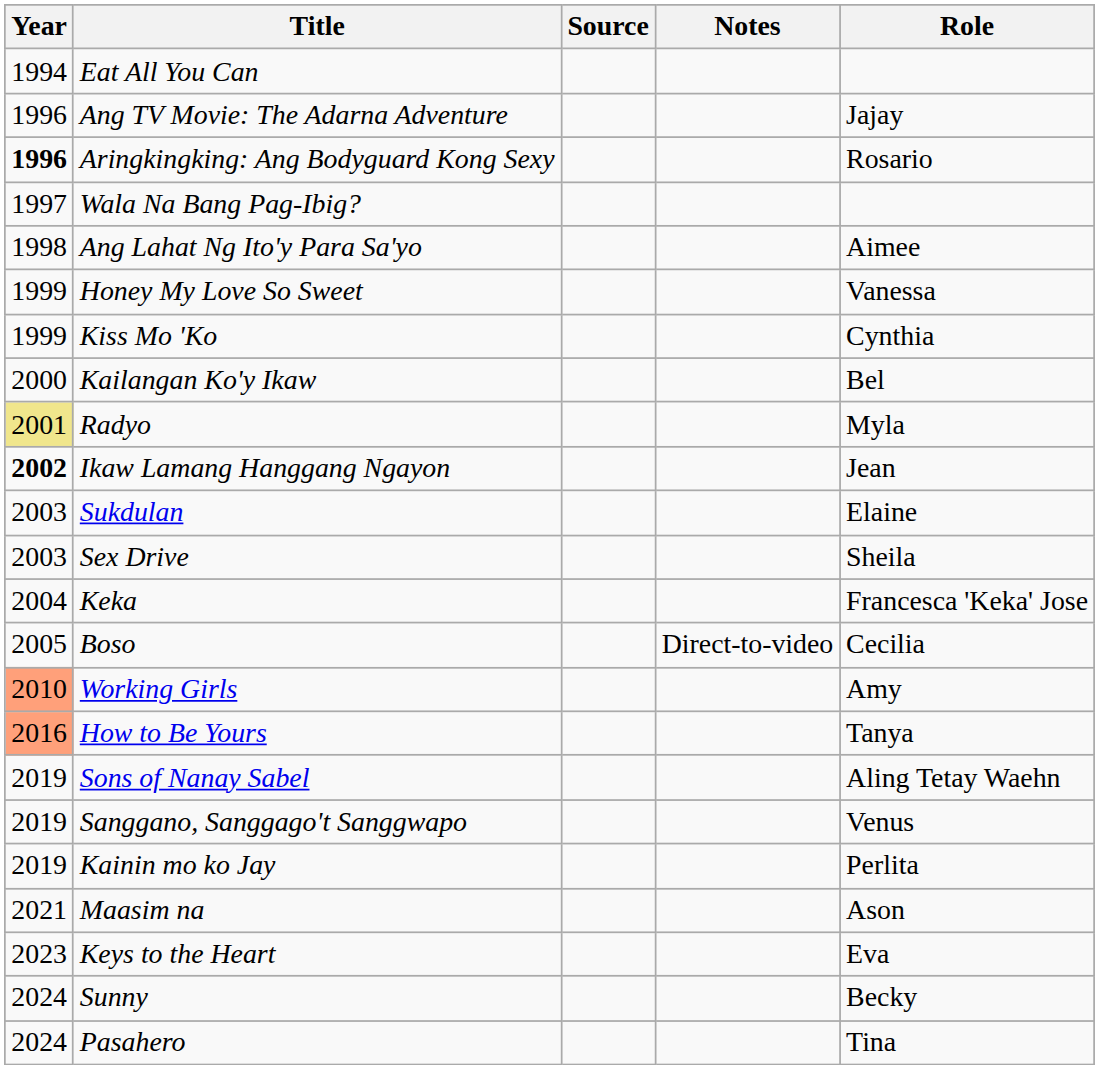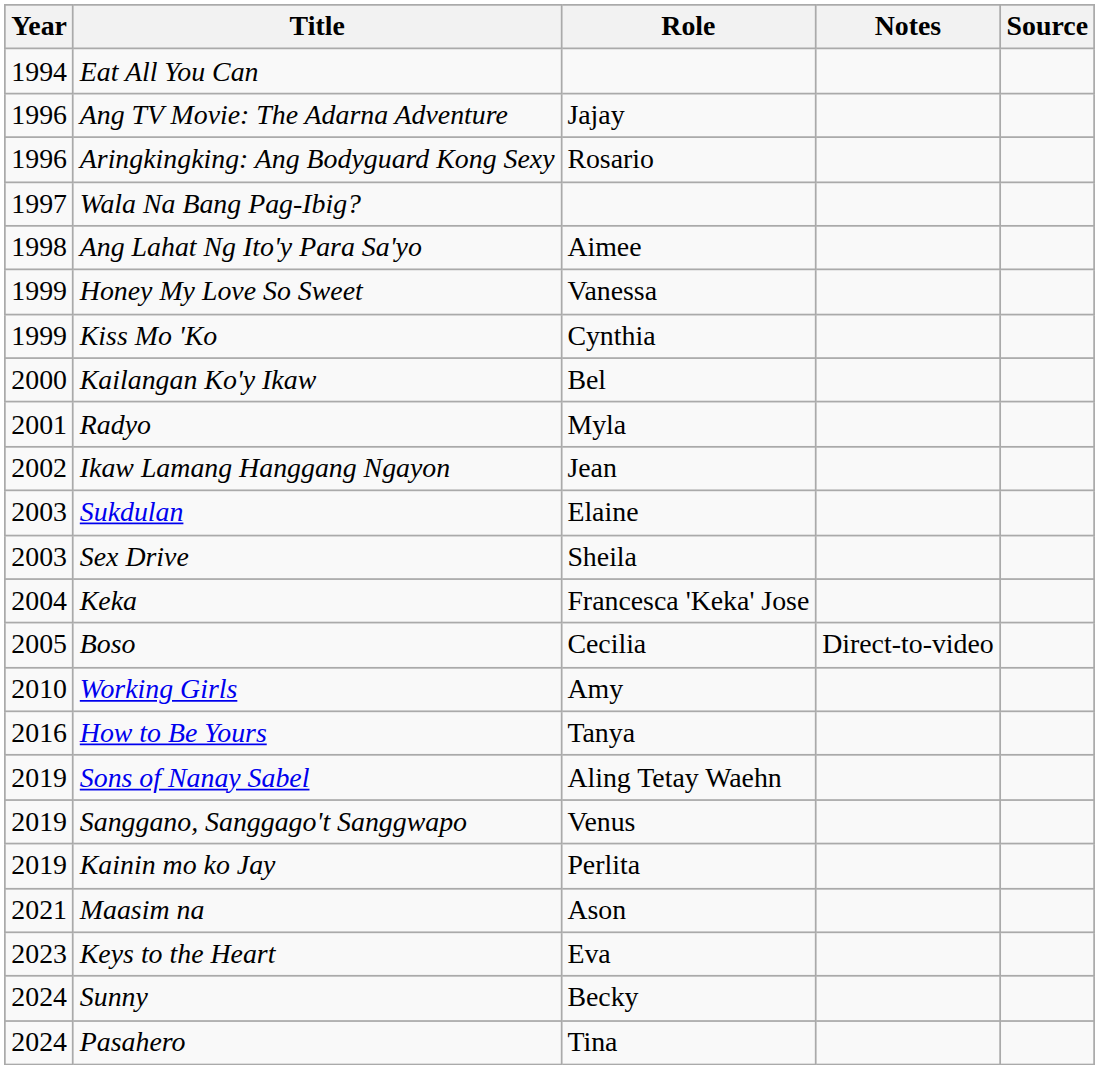columns swapped: (967, 26) <-> (608, 26)
(39, 159) bold -> (39, 159) normal
(39, 423) khaki background -> (39, 423) no background
(39, 468) bold -> (39, 468) normal
(39, 688) lightsalmon background -> (39, 688) no background
(39, 733) lightsalmon background -> (39, 733) no background
